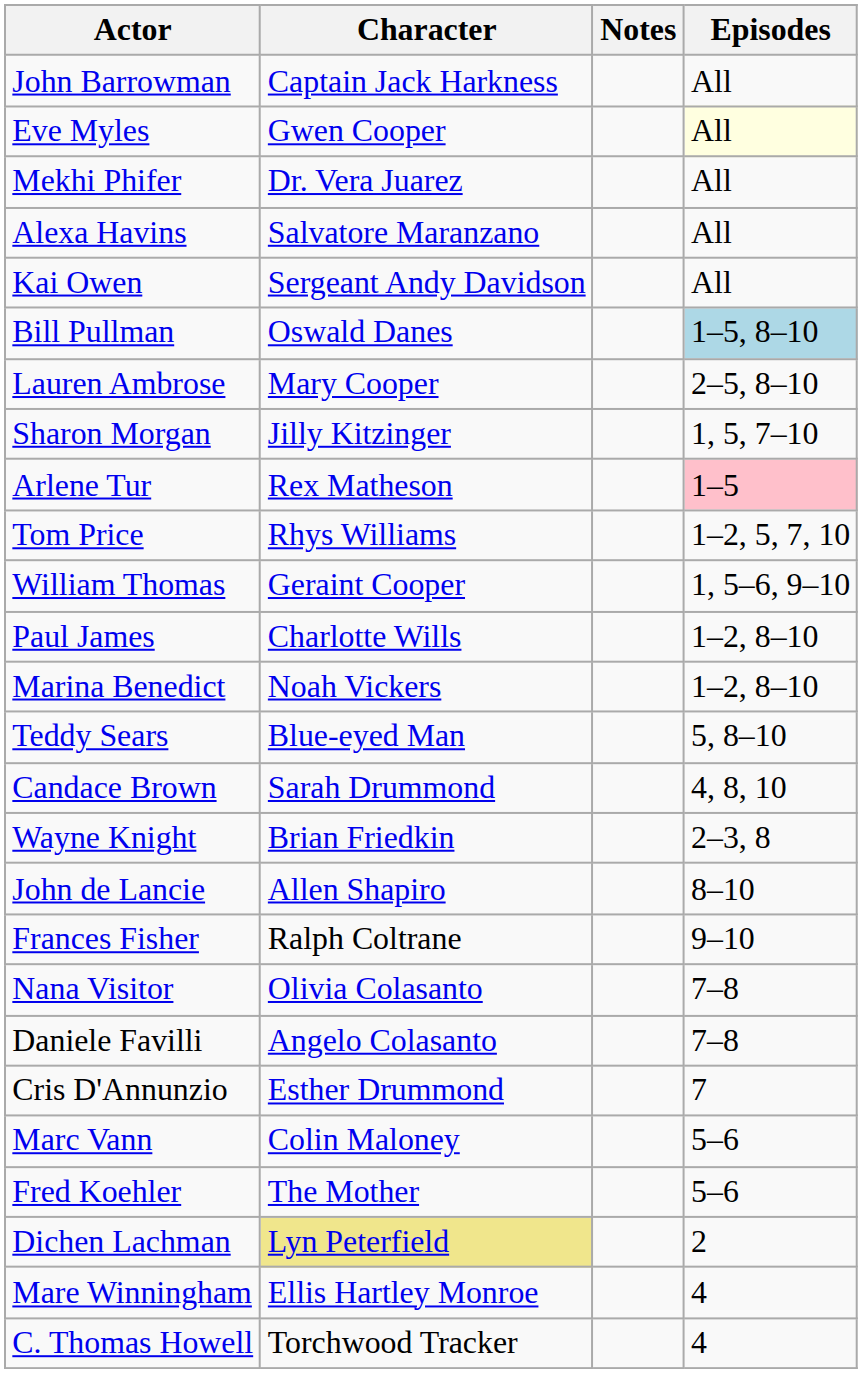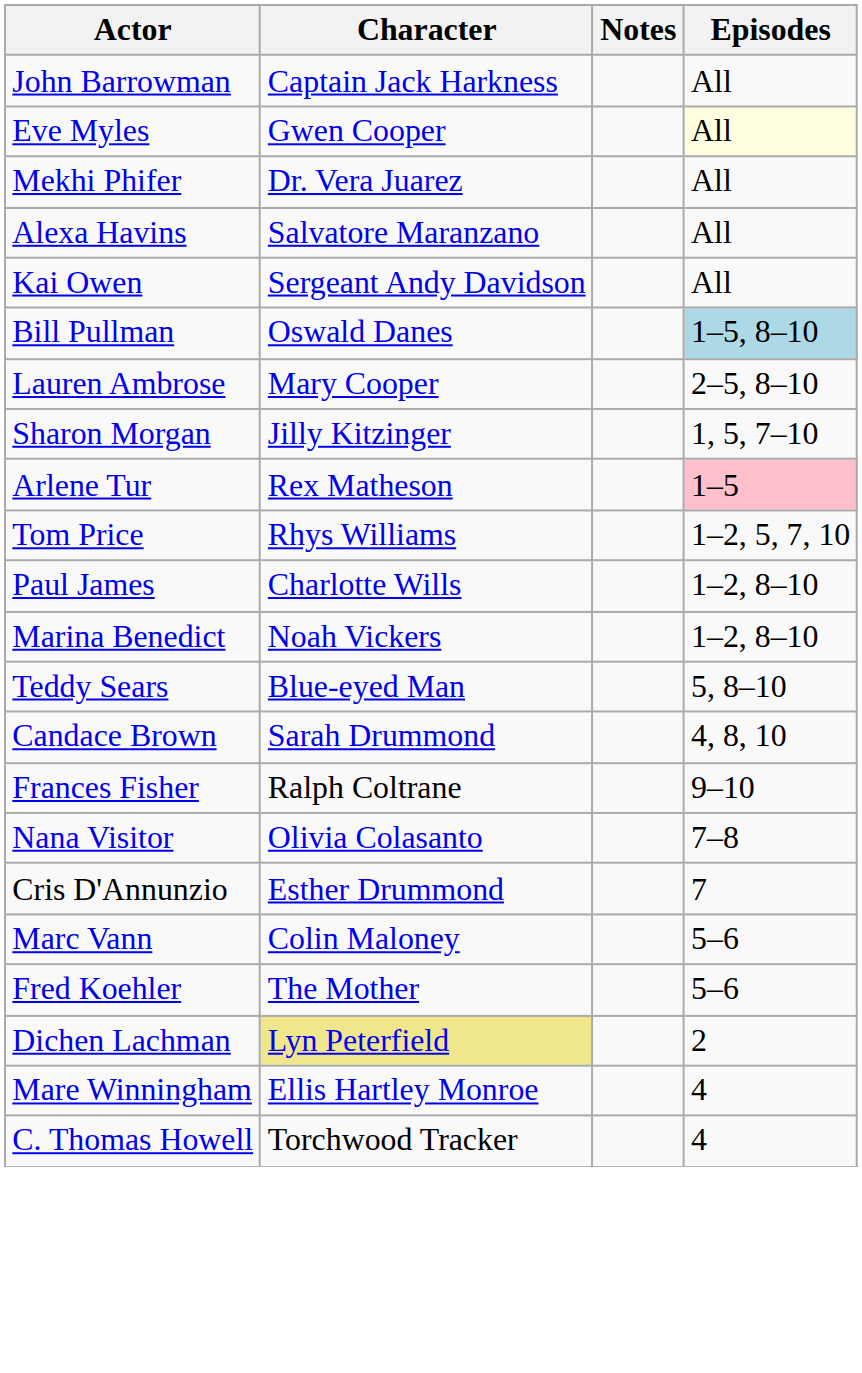- row: (119, 585)
- row: (104, 837)
- row: (109, 888)
- row: (107, 1039)
